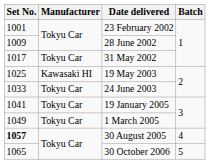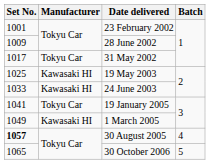(62, 89) Tokyu Car -> (66, 89) Kawasaki HI
(62, 120) Tokyu Car -> (66, 120) Kawasaki HI
